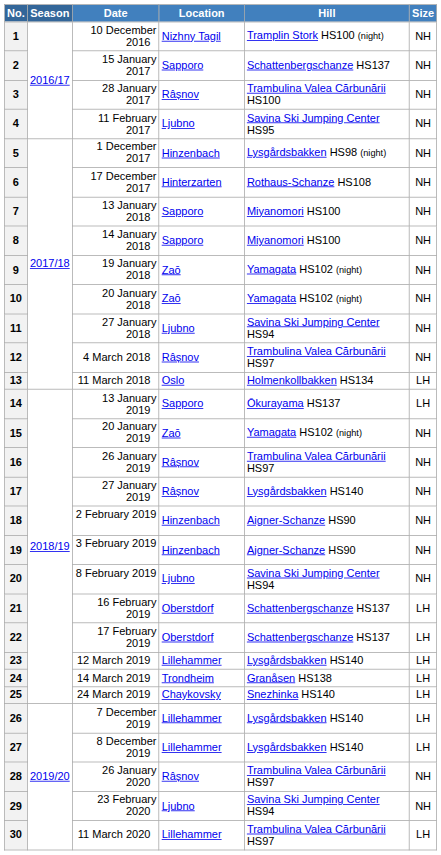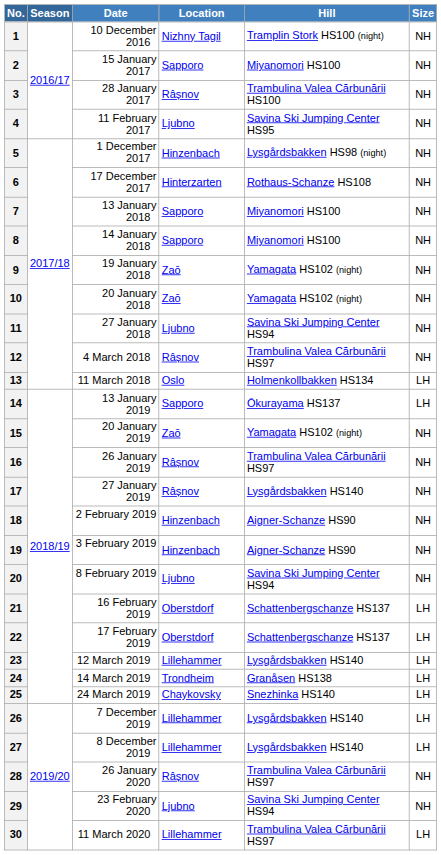(318, 65) Schattenbergschanze HS137 -> (294, 65) Miyanomori HS100
